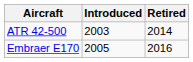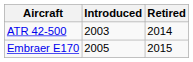(160, 48) 2016 -> (160, 48) 2015
